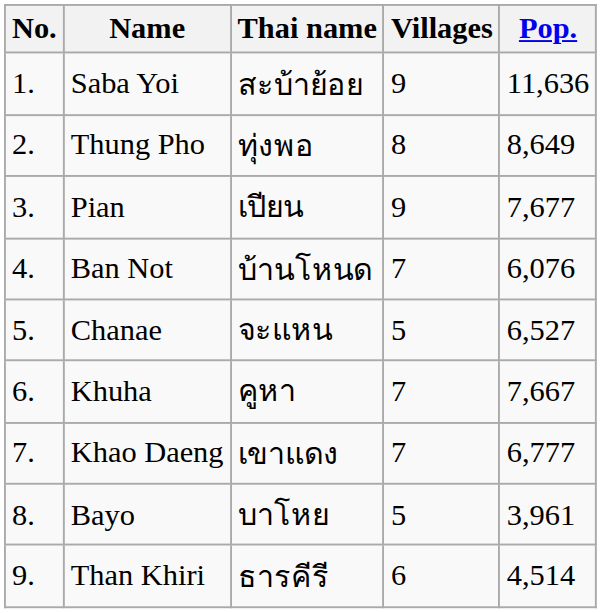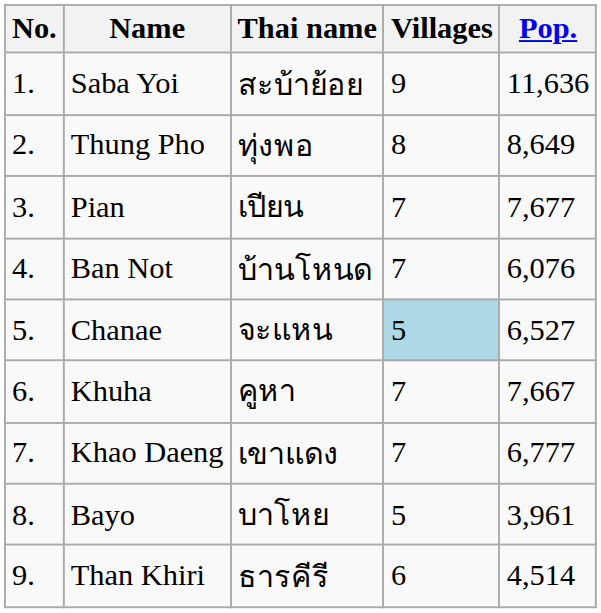(399, 206) 9 -> (399, 206) 7
(399, 329) no background -> (399, 329) lightblue background
